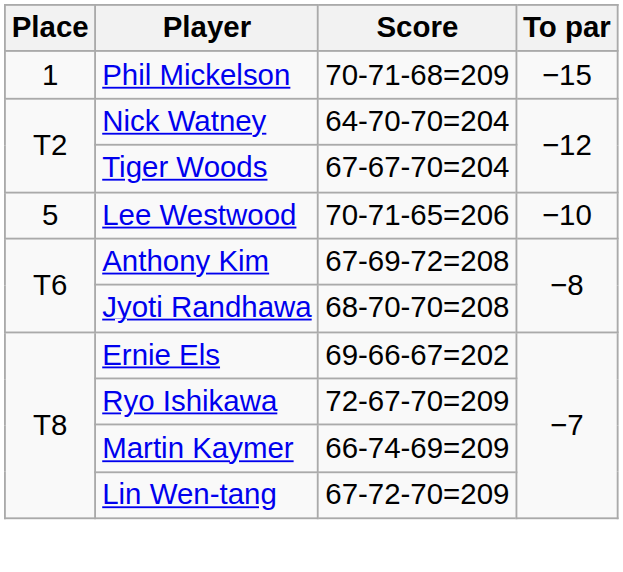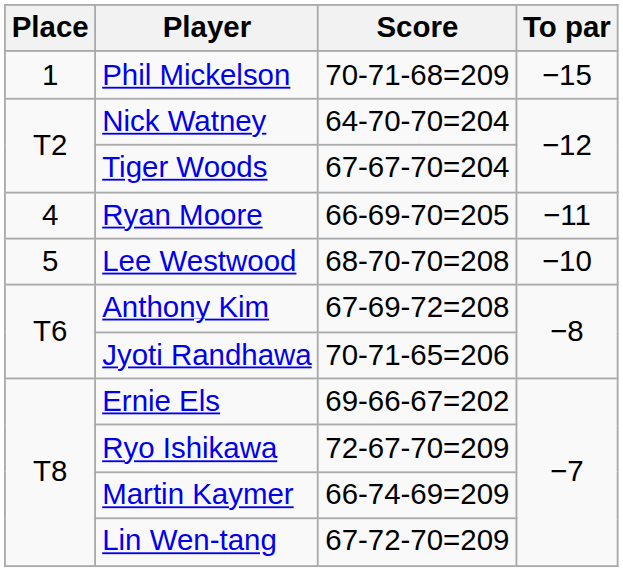+ row: (182, 214)
(417, 214) 70-71-65=206 -> (417, 261) 68-70-70=208
(417, 307) 68-70-70=208 -> (417, 354) 70-71-65=206
